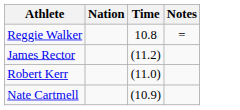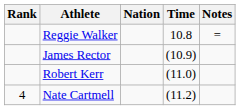+ column: (22, 14)
(146, 54) (11.2) -> (181, 54) (10.9)
(146, 94) (10.9) -> (181, 94) (11.2)
